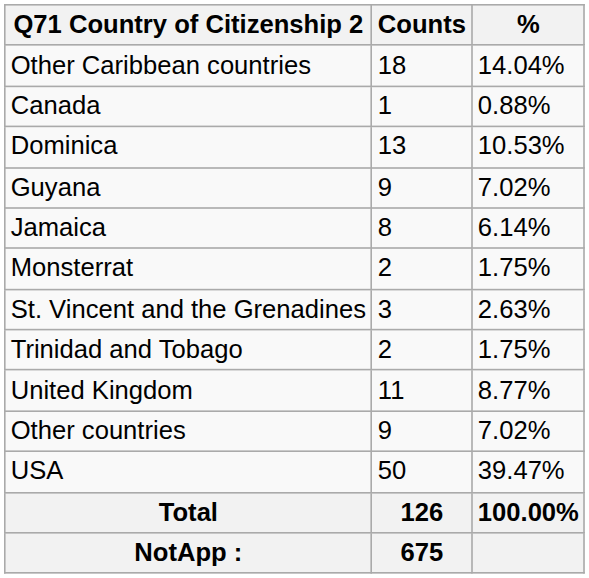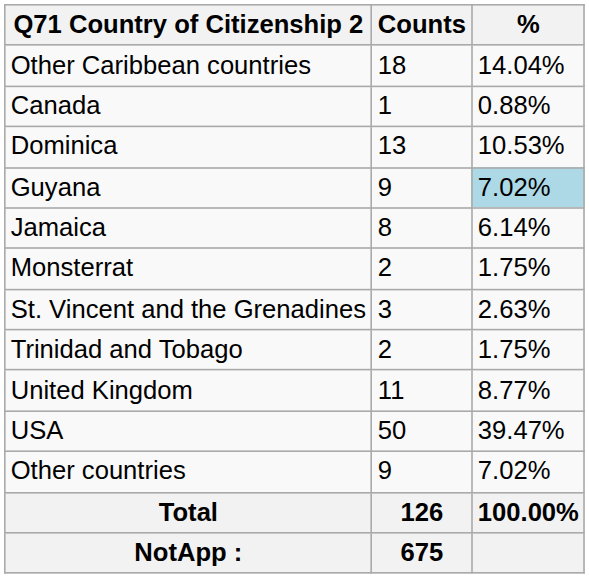(514, 187) no background -> (514, 187) lightblue background
rows swapped: (37, 471) <-> (98, 430)
